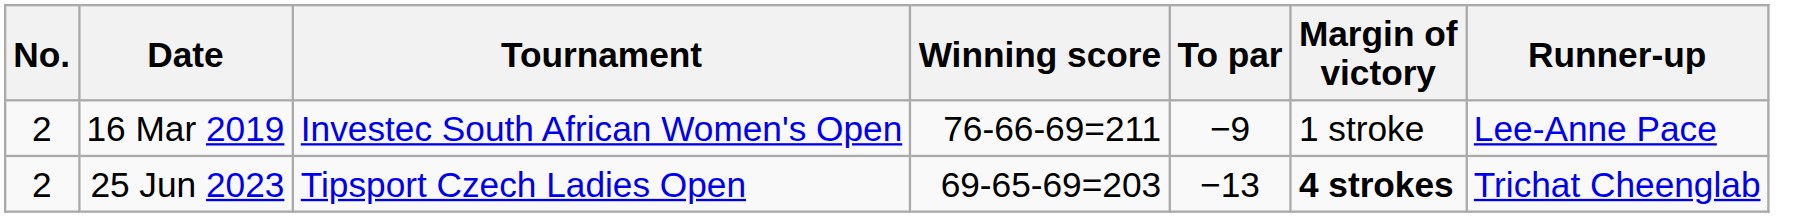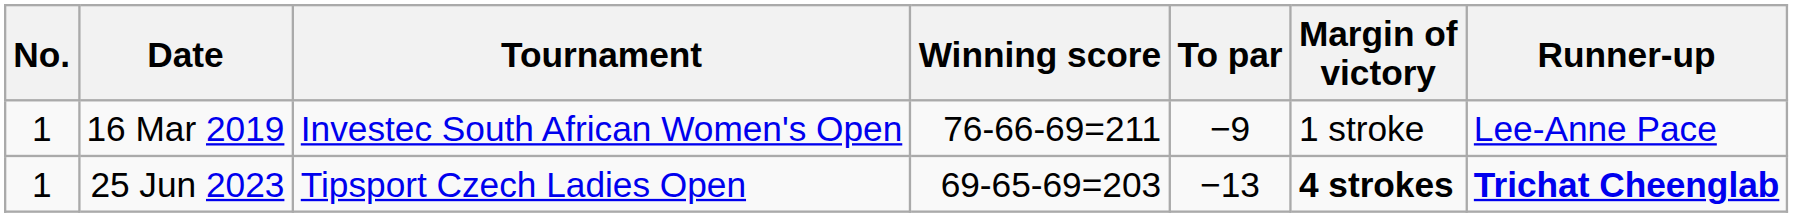(42, 129) 2 -> (42, 129) 1
(42, 184) 2 -> (42, 184) 1
(1617, 184) normal -> (1627, 184) bold
